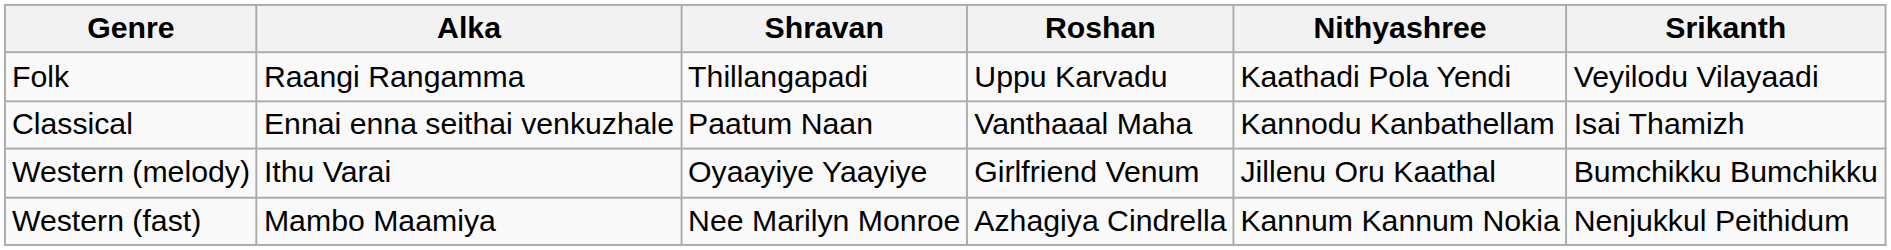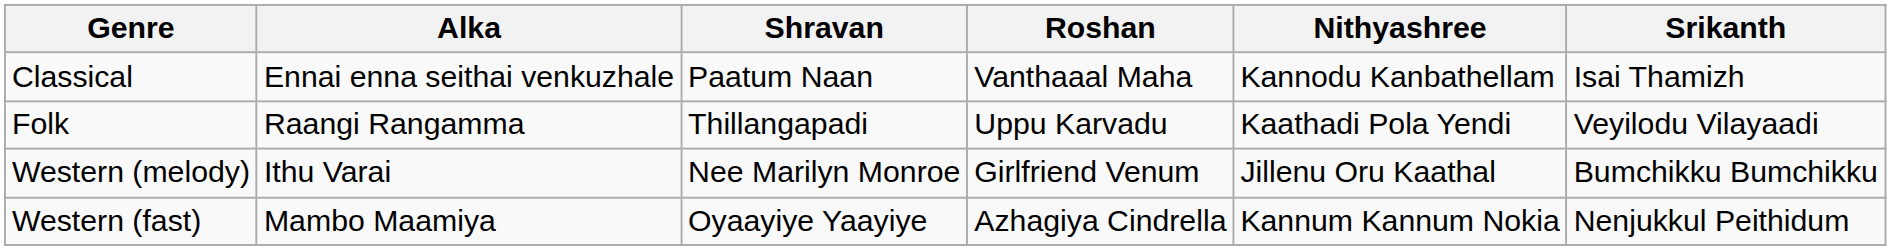rows swapped: (72, 124) <-> (40, 76)
(808, 172) Oyaayiye Yaayiye -> (824, 172) Nee Marilyn Monroe
(824, 220) Nee Marilyn Monroe -> (808, 220) Oyaayiye Yaayiye
